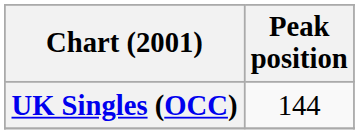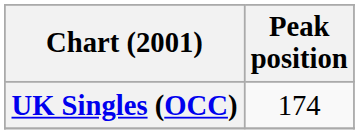(299, 104) 144 -> (299, 104) 174
